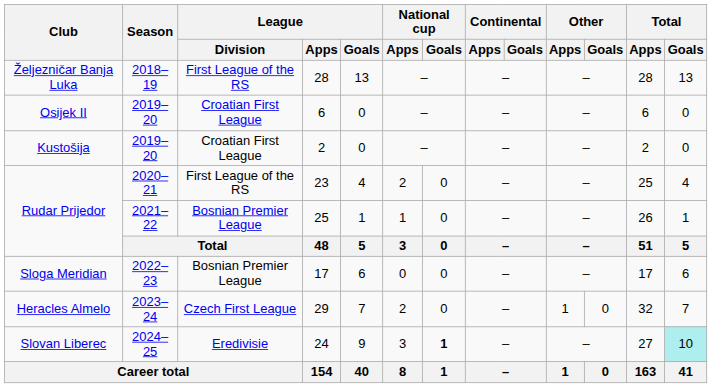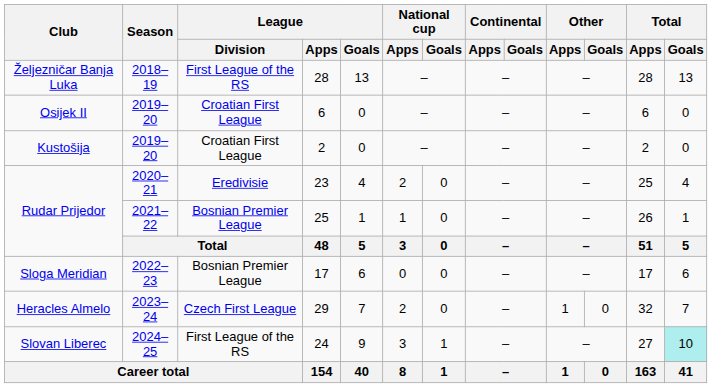(240, 183) First League of the RS -> (240, 183) Eredivisie
(240, 344) Eredivisie -> (240, 344) First League of the RS
(444, 344) bold -> (444, 344) normal
